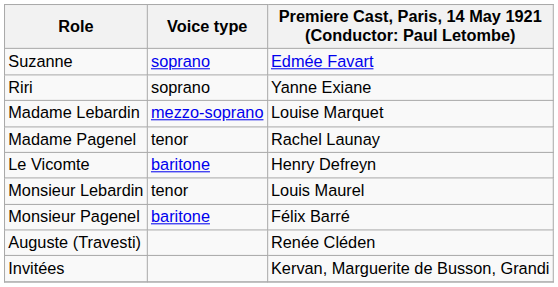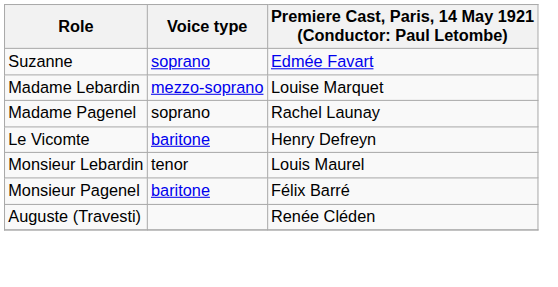- row: (21, 87)
(170, 139) tenor -> (180, 113) soprano
- row: (36, 268)
